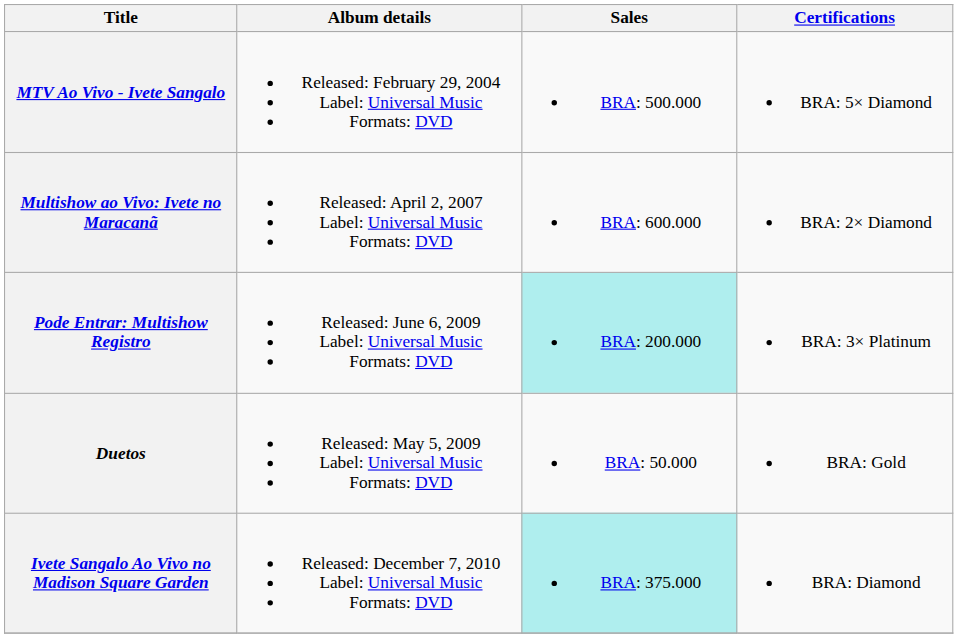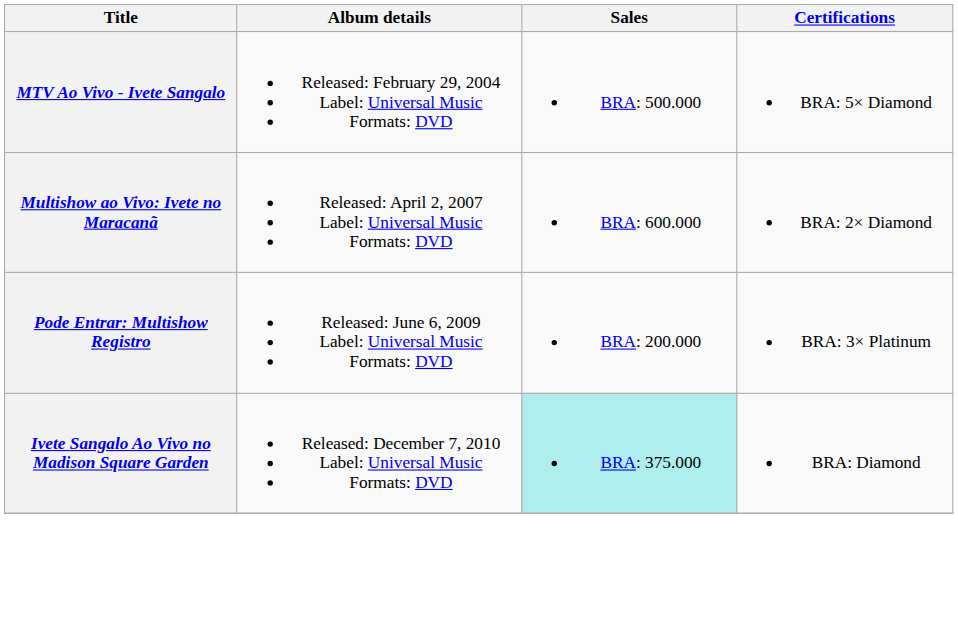(629, 342) paleturquoise background -> (629, 342) no background
- row: (121, 452)
